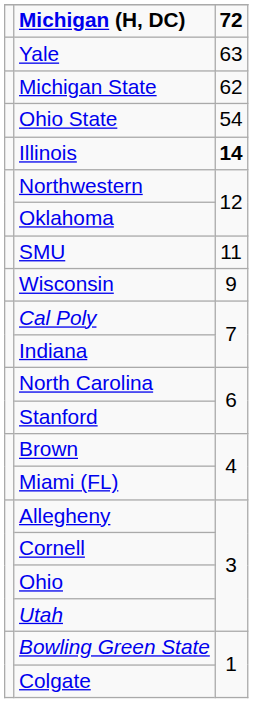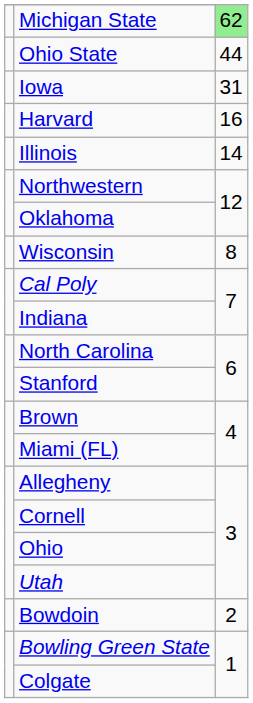- row: (102, 20)
- row: (39, 53)
(231, 86) no background -> (231, 20) lightgreen background
(231, 119) 54 -> (231, 53) 44
+ row: (41, 86)
+ row: (56, 119)
(231, 152) bold -> (231, 152) normal
- row: (42, 251)
(231, 284) 9 -> (231, 251) 8
+ row: (59, 614)
